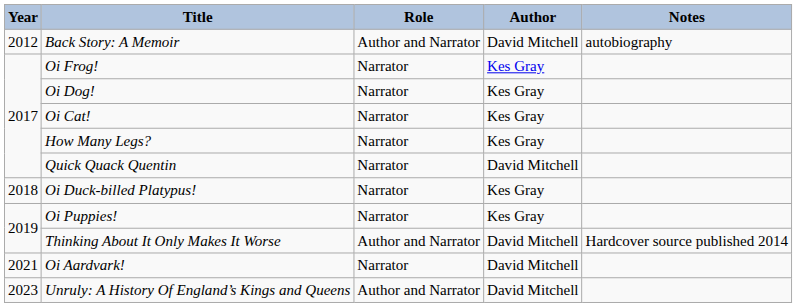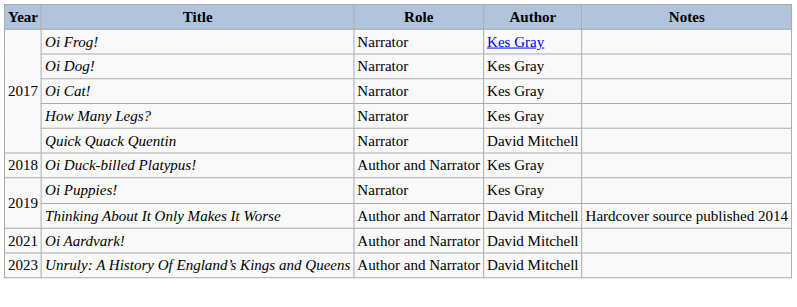- row: (112, 41)
(383, 190) Narrator -> (419, 165) Author and Narrator
(383, 265) Narrator -> (419, 240) Author and Narrator
